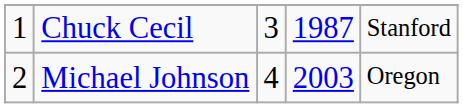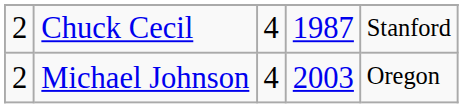(20, 28) 1 -> (20, 28) 2
(271, 28) 3 -> (271, 28) 4
